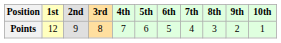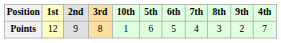columns swapped: (123, 12) <-> (262, 12)
